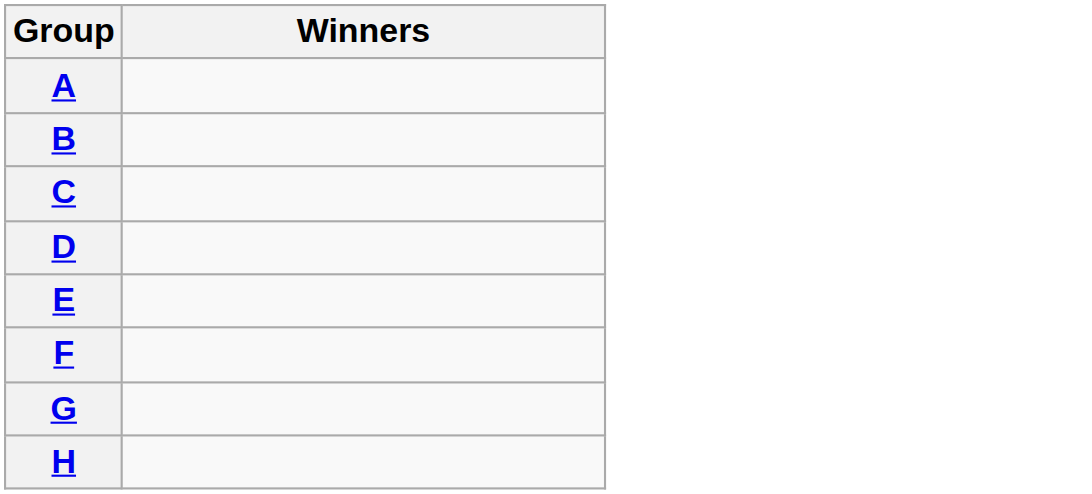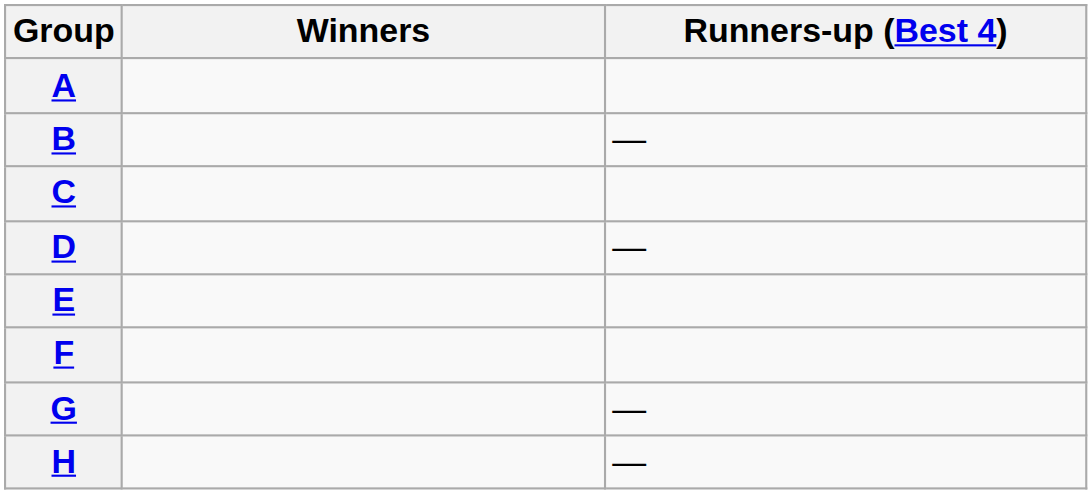+ column: (846, 31)
